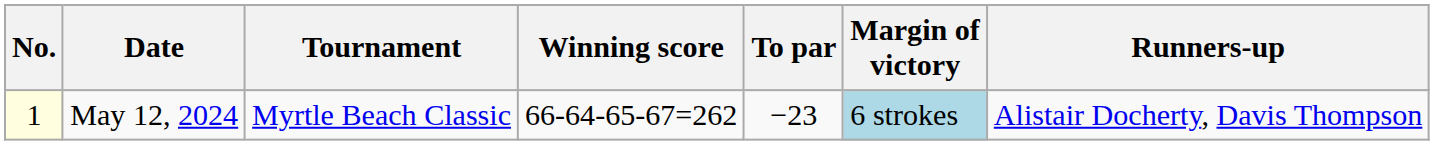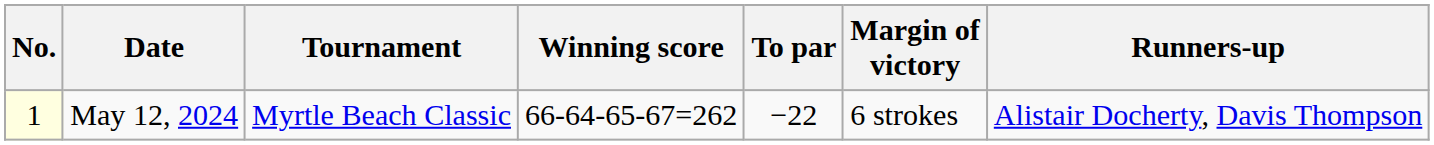(794, 114) −23 -> (794, 114) −22
(904, 114) lightblue background -> (904, 114) no background
